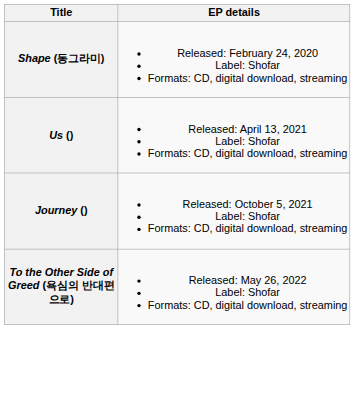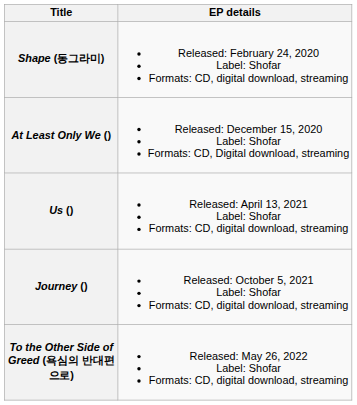+ row: (61, 135)
